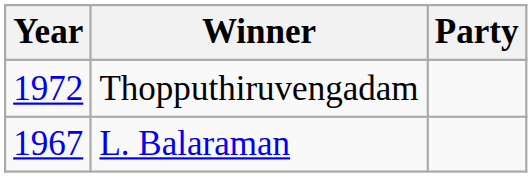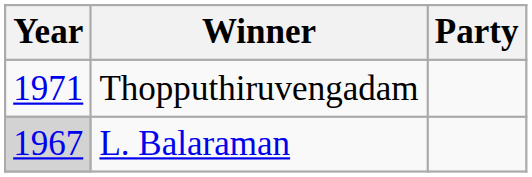(48, 87) 1972 -> (48, 87) 1971
(48, 143) no background -> (48, 143) lightgrey background
